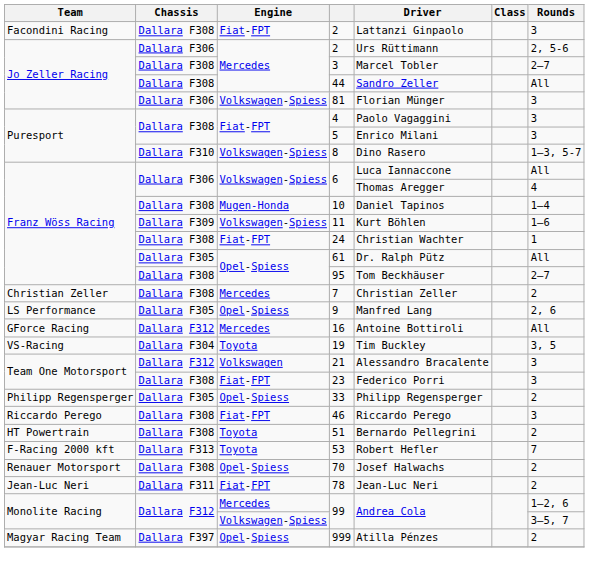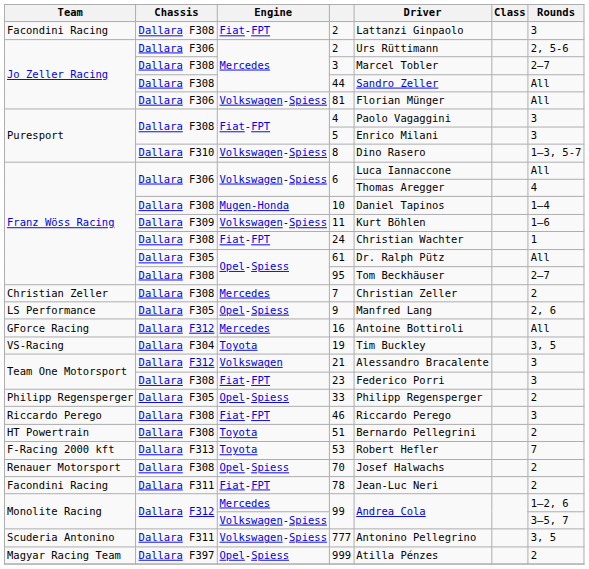(534, 101) 3 -> (540, 101) All
(48, 485) Jean-Luc Neri -> (58, 485) Facondini Racing
+ row: (273, 538)
